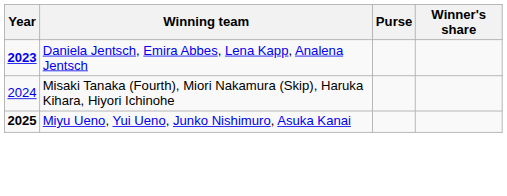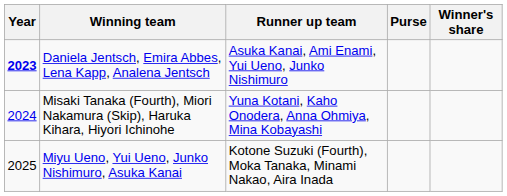+ column: (306, 22)
(22, 121) bold -> (22, 165) normal
